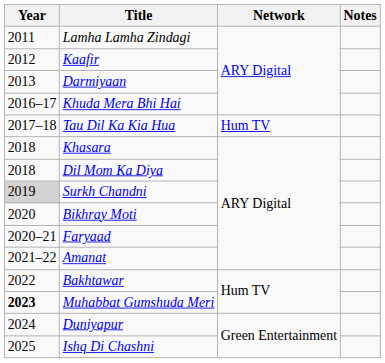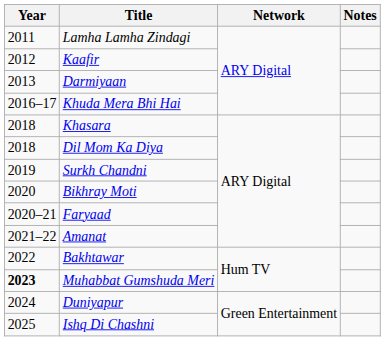- row: (119, 125)
(22, 192) lightgrey background -> (22, 170) no background
